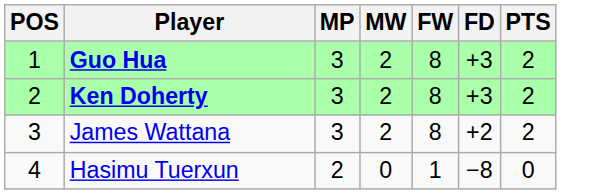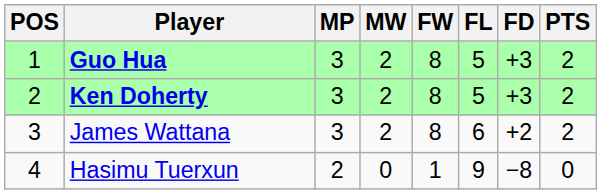+ column: (478, 22)
